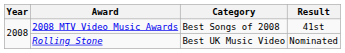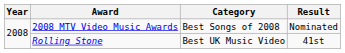(314, 26) 41st -> (314, 26) Nominated
(314, 41) Nominated -> (314, 41) 41st
